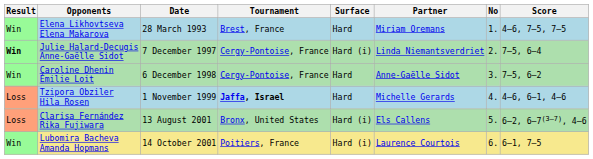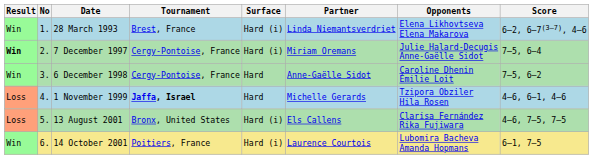columns swapped: (493, 11) <-> (89, 11)
(342, 29) Hard -> (263, 29) Hard (i)
(410, 29) Miriam Oremans -> (341, 29) Linda Niemantsverdriet
(534, 29) 4–6, 7–5, 7–5 -> (544, 29) 6–2, 6–7(3–7), 4–6
(430, 52) Linda Niemantsverdriet -> (322, 52) Miriam Oremans
(544, 120) 6–2, 6–7(3–7), 4–6 -> (534, 120) 4–6, 7–5, 7–5
